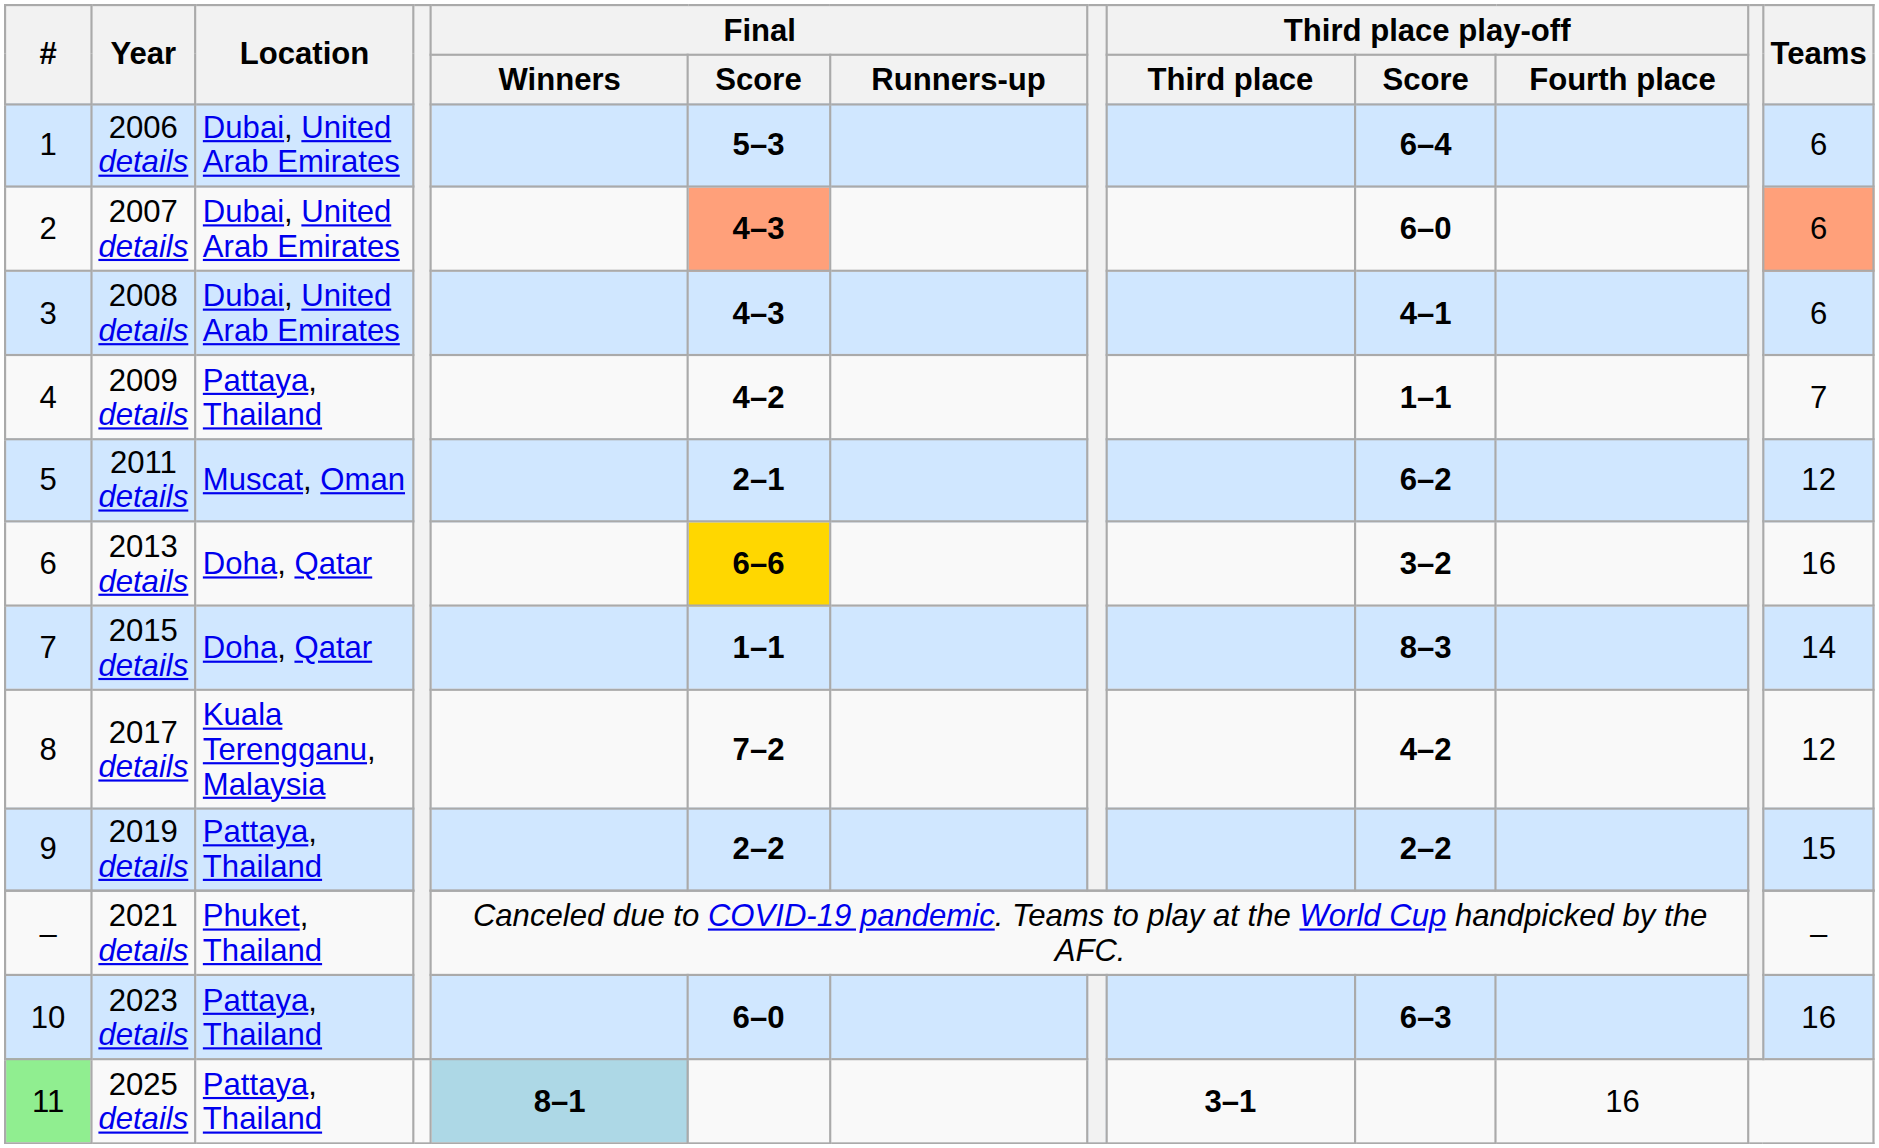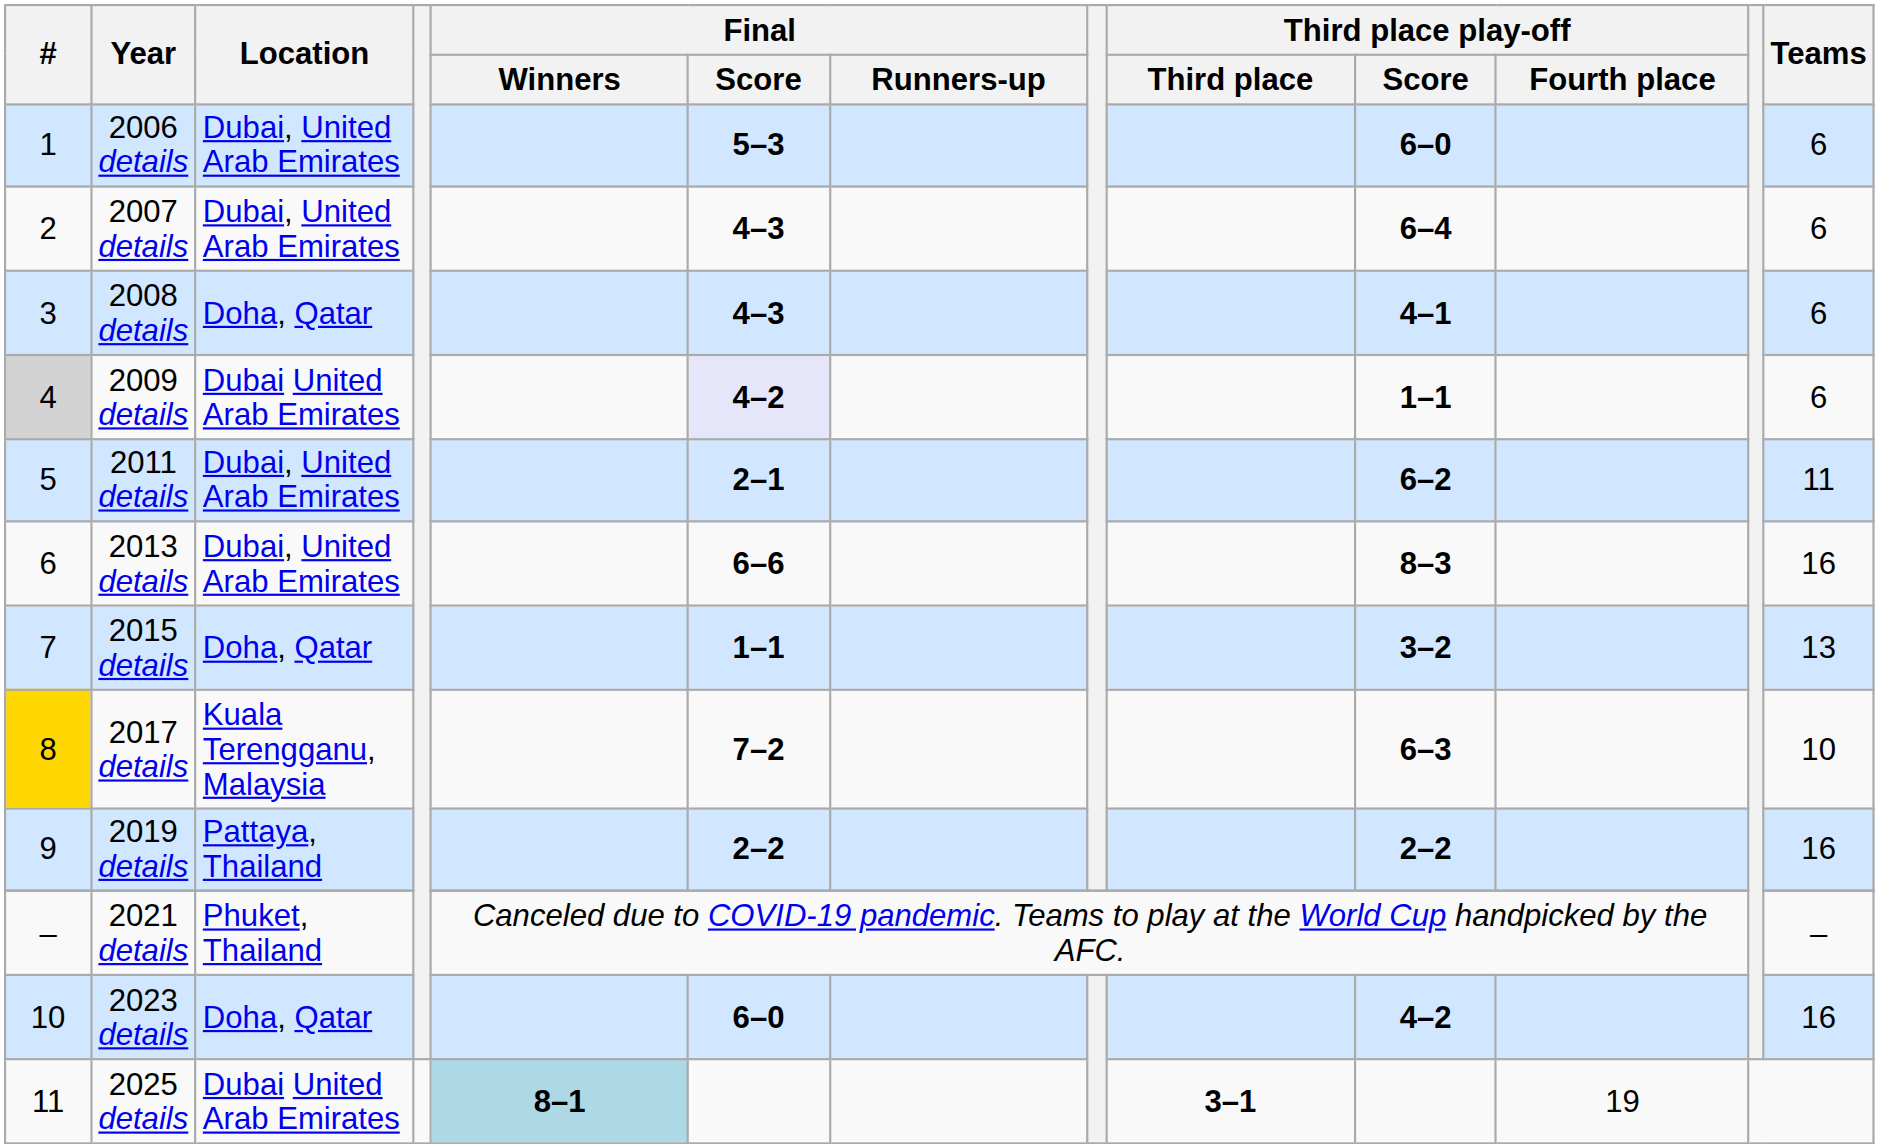(1426, 146) 6–4 -> (1426, 146) 6–0
(759, 229) lightsalmon background -> (759, 229) no background
(1426, 229) 6–0 -> (1426, 229) 6–4
(1819, 229) lightsalmon background -> (1819, 229) no background
(301, 313) Dubai, United Arab Emirates -> (288, 313) Doha, Qatar
(48, 397) no background -> (48, 397) lightgrey background
(262, 397) Pattaya, Thailand -> (301, 397) Dubai United Arab Emirates
(759, 397) no background -> (759, 397) lavender background
(1819, 397) 7 -> (1819, 397) 6
(304, 480) Muscat, Oman -> (301, 480) Dubai, United Arab Emirates
(1819, 480) 12 -> (1819, 480) 11
(288, 564) Doha, Qatar -> (301, 564) Dubai, United Arab Emirates
(759, 564) gold background -> (759, 564) no background
(1426, 564) 3–2 -> (1426, 564) 8–3
(1426, 648) 8–3 -> (1426, 648) 3–2
(1819, 648) 14 -> (1819, 648) 13
(48, 749) no background -> (48, 749) gold background
(1426, 749) 4–2 -> (1426, 749) 6–3
(1819, 749) 12 -> (1819, 749) 10
(1819, 850) 15 -> (1819, 850) 16
(262, 1017) Pattaya, Thailand -> (288, 1017) Doha, Qatar
(1426, 1017) 6–3 -> (1426, 1017) 4–2
(48, 1101) lightgreen background -> (48, 1101) no background
(262, 1101) Pattaya, Thailand -> (301, 1101) Dubai United Arab Emirates
(1622, 1101) 16 -> (1622, 1101) 19
